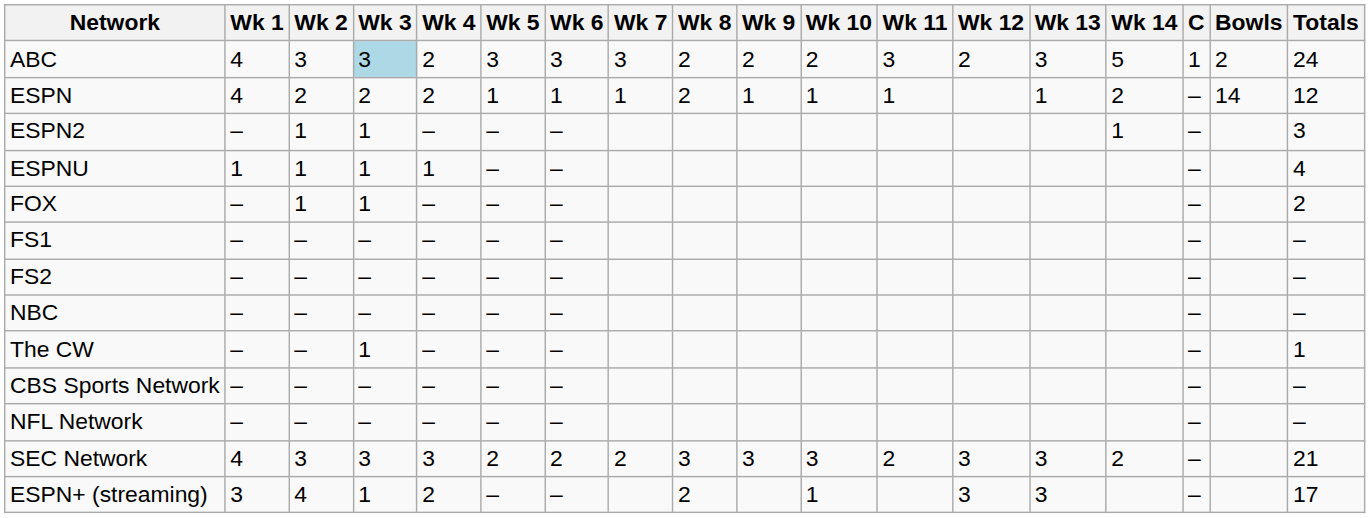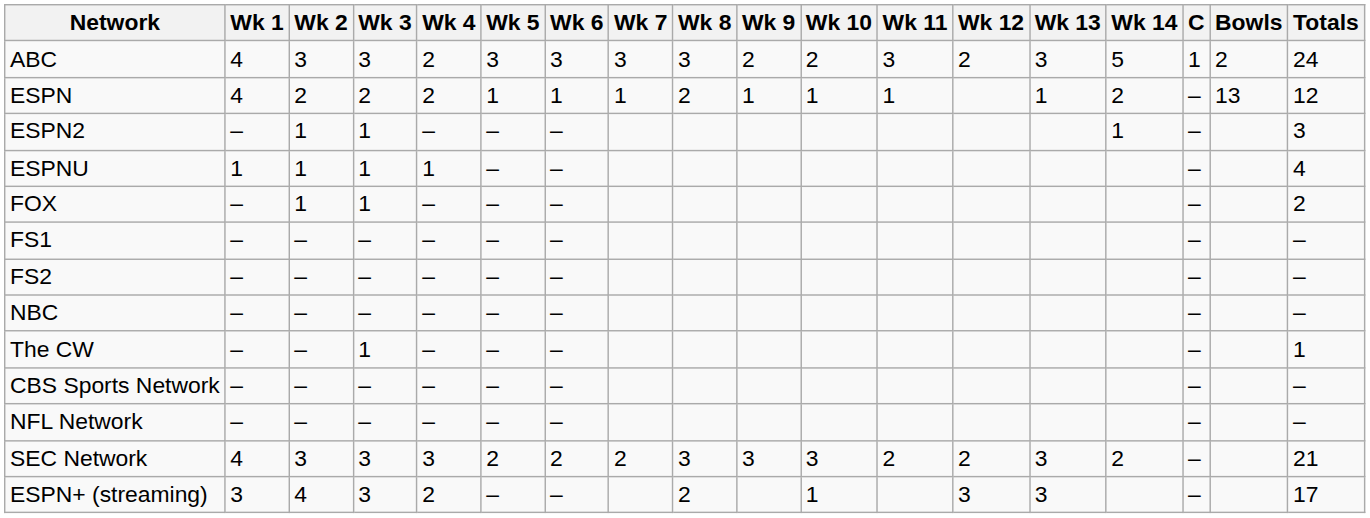(365, 58) lightblue background -> (365, 58) no background
(684, 58) 2 -> (684, 58) 3
(1228, 95) 14 -> (1228, 95) 13
(964, 458) 3 -> (964, 458) 2
(365, 494) 1 -> (365, 494) 3
